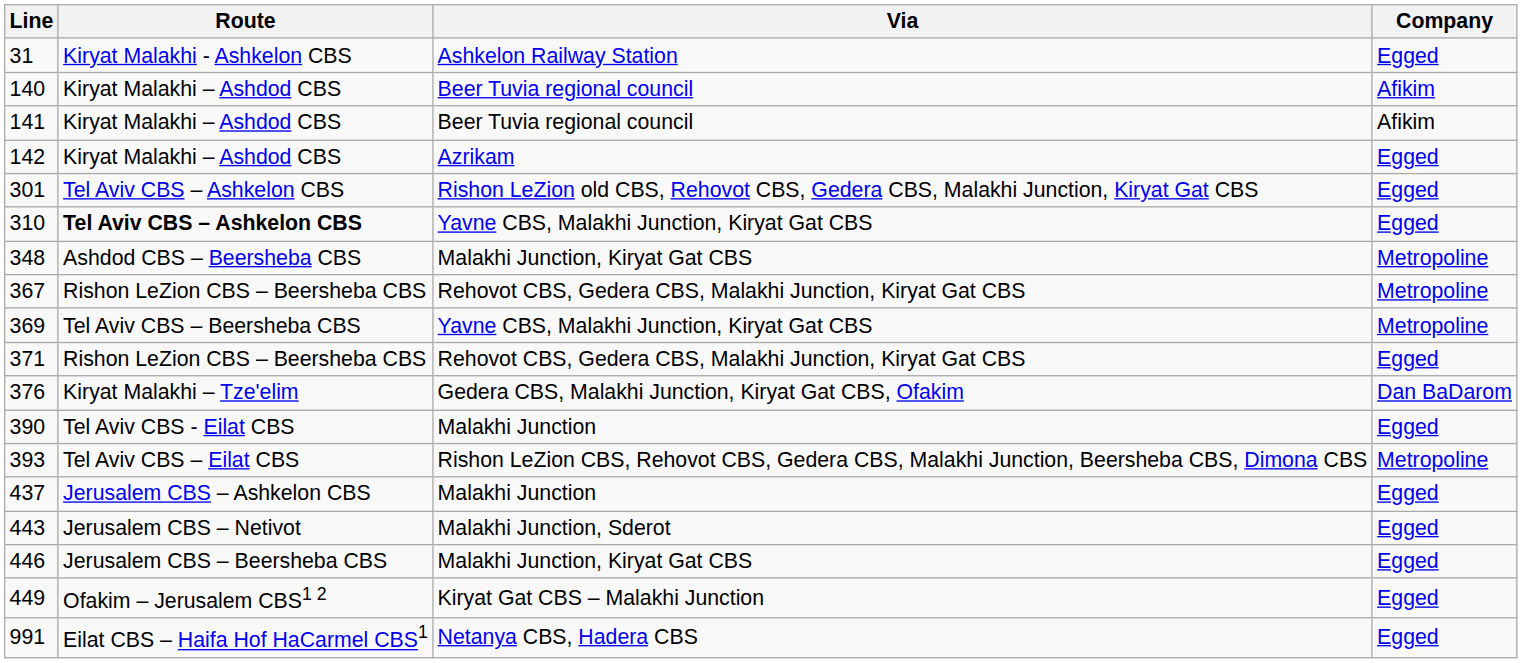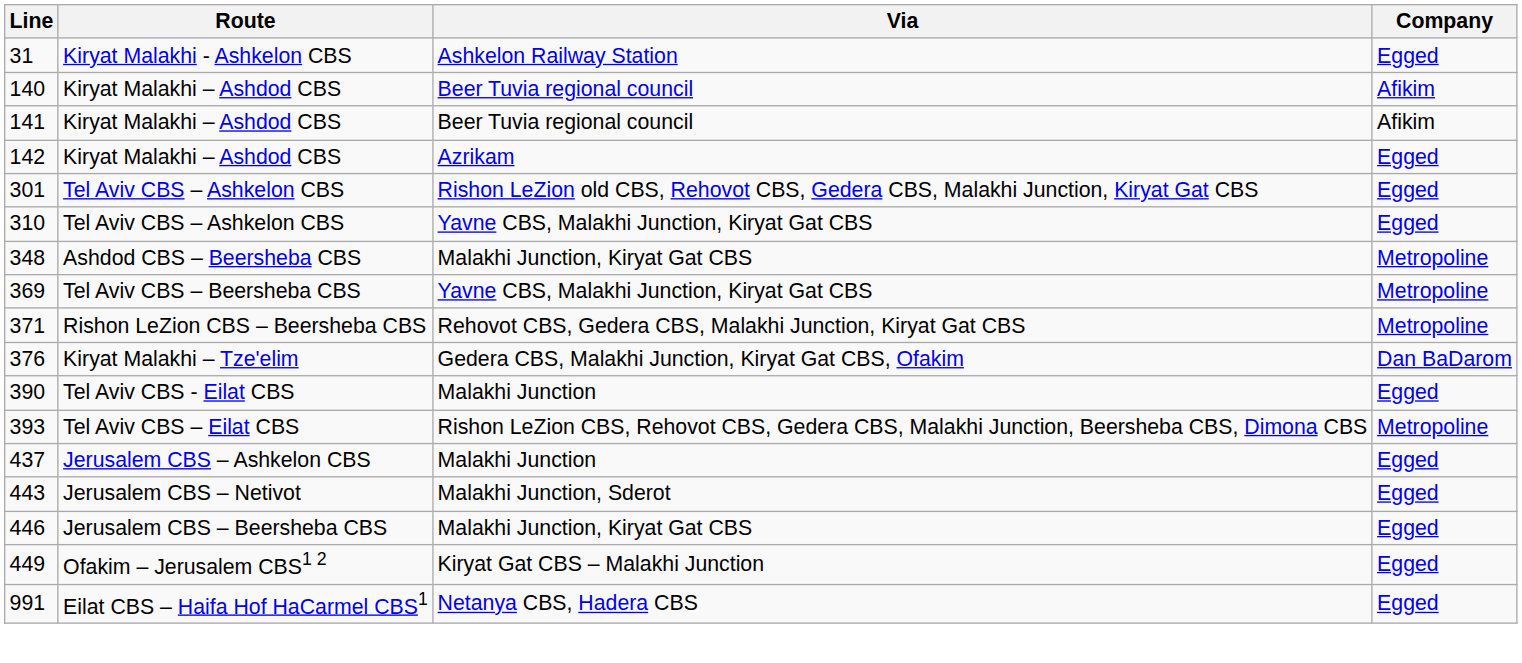(213, 223) bold -> (204, 223) normal
- row: (27, 291)
(1408, 358) Egged -> (1433, 325) Metropoline
